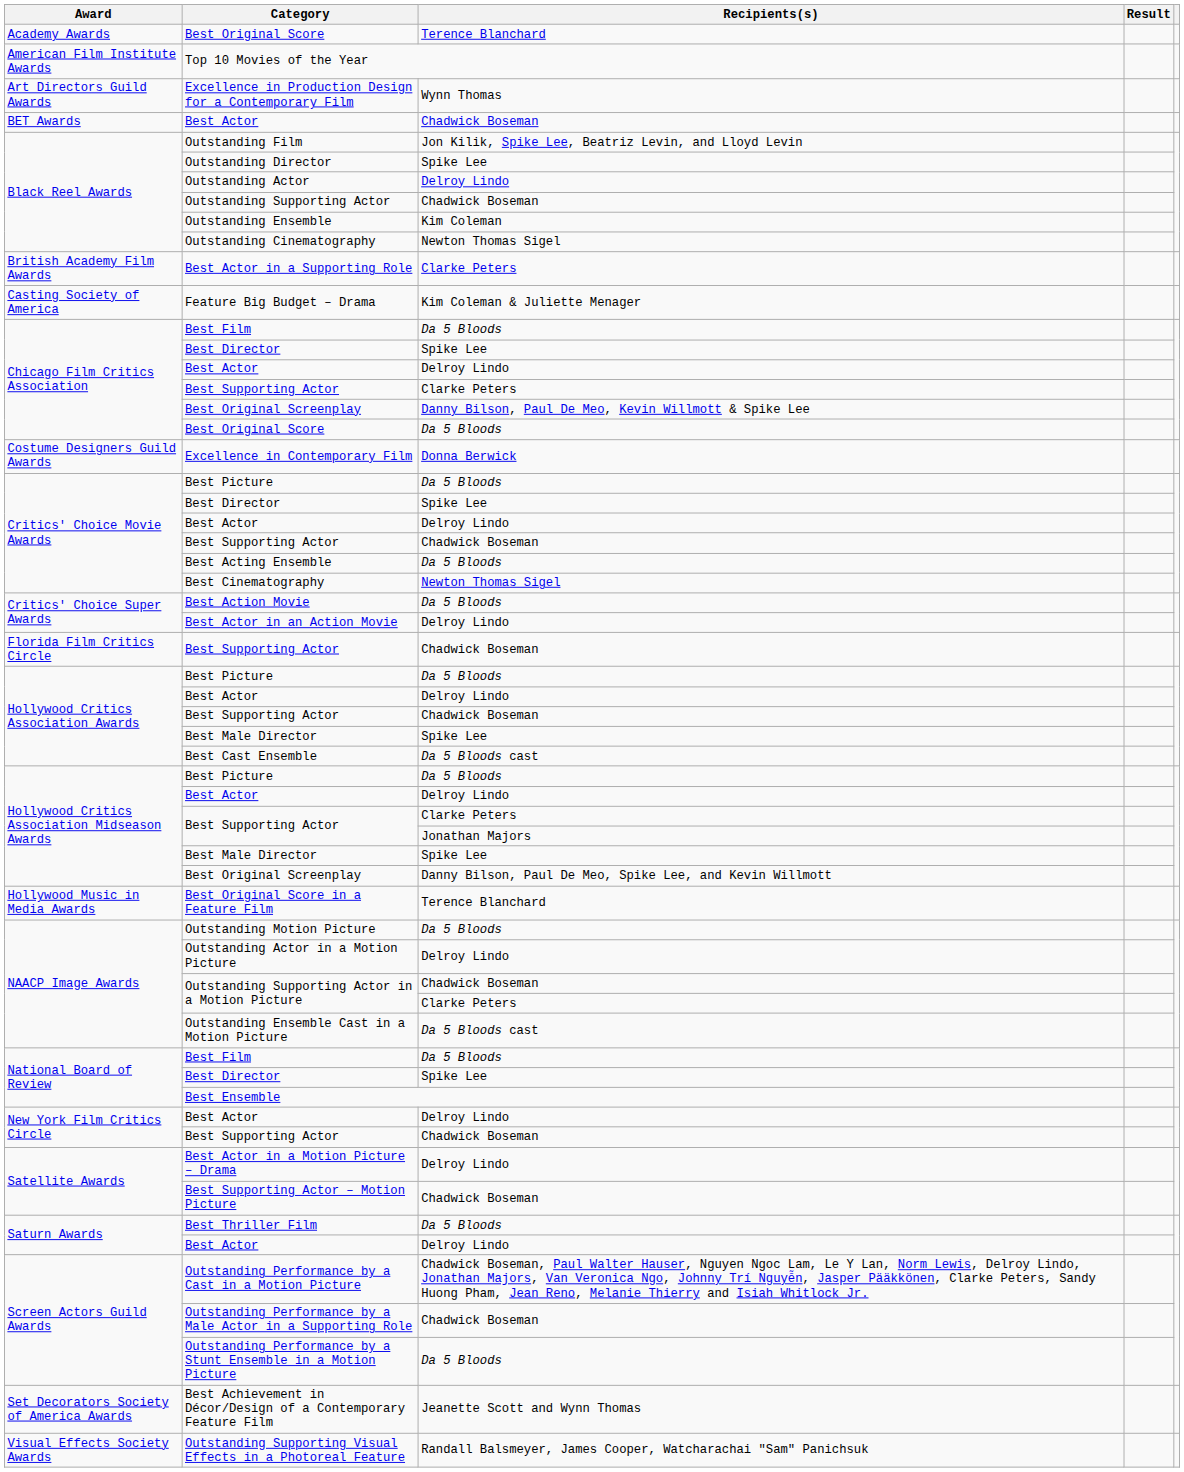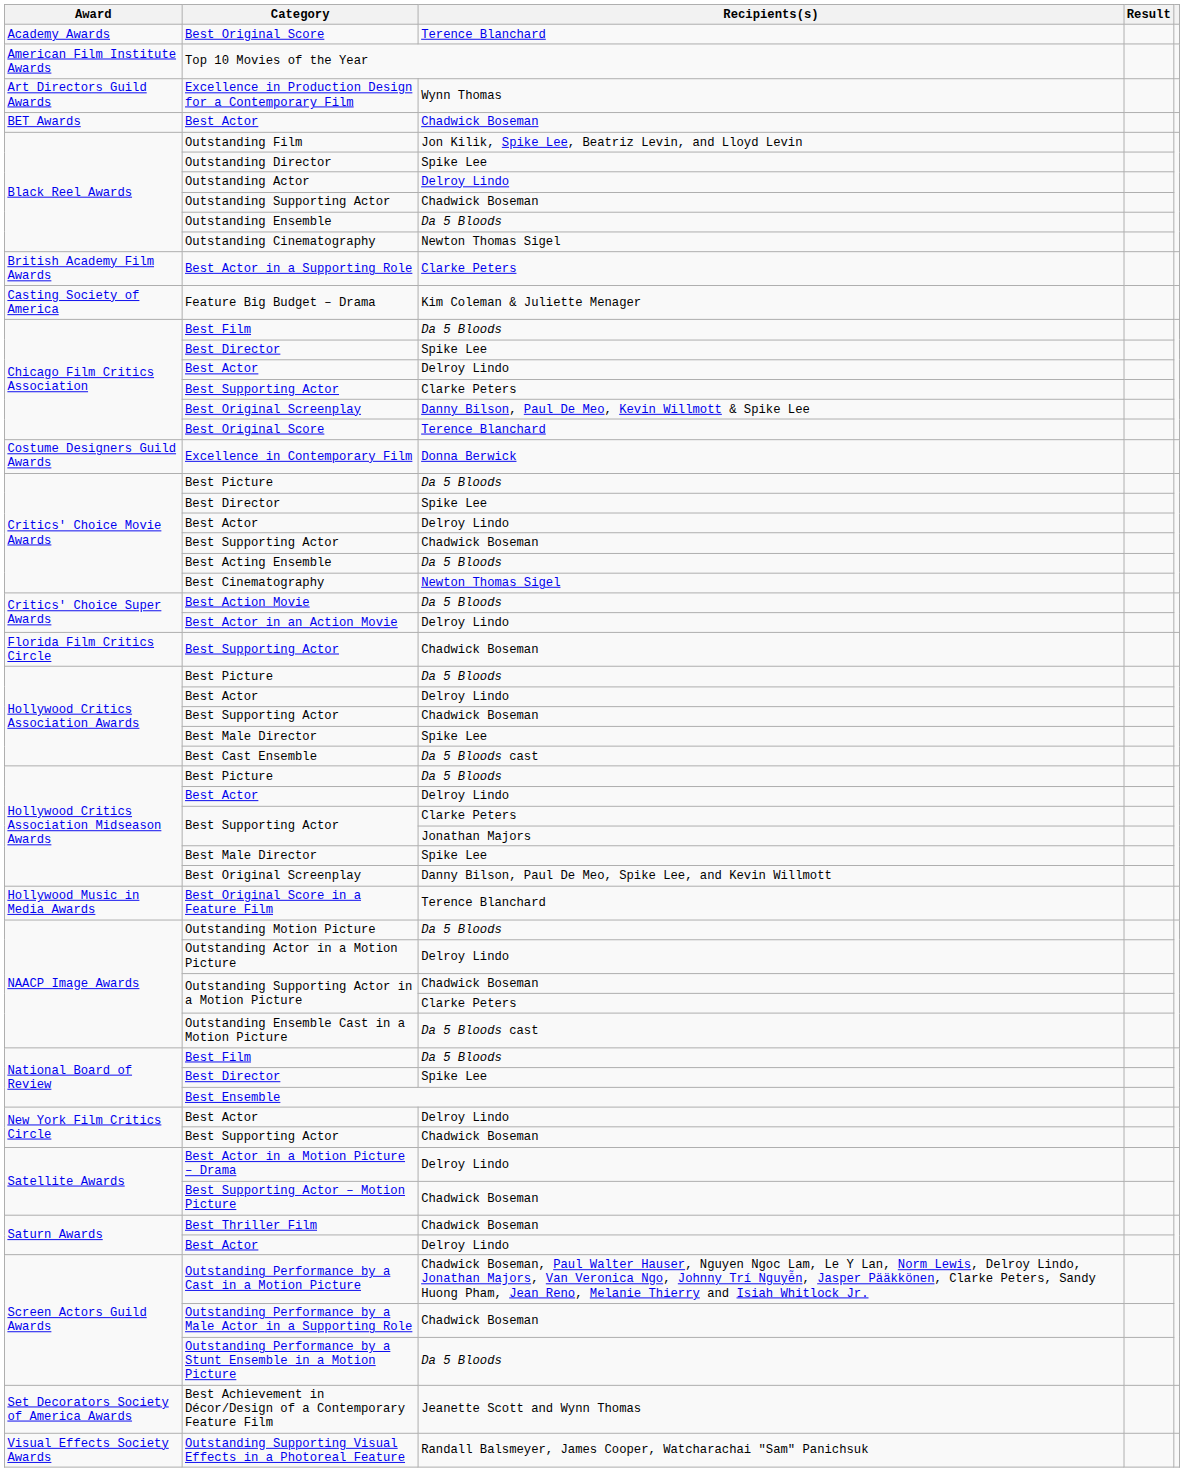(461, 222) Kim Coleman -> (461, 222) Da 5 Bloods
(461, 429) Da 5 Bloods -> (483, 429) Terence Blanchard
(461, 1225) Da 5 Bloods -> (480, 1225) Chadwick Boseman
